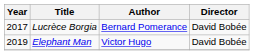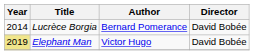(17, 27) 2017 -> (17, 27) 2014
(17, 42) no background -> (17, 42) khaki background
